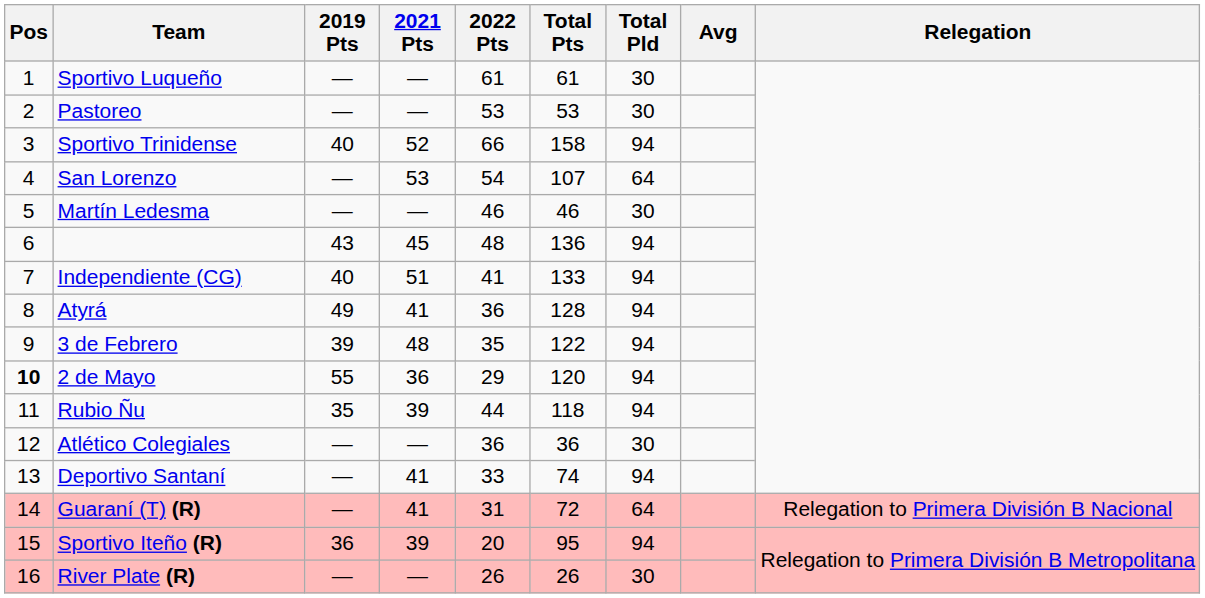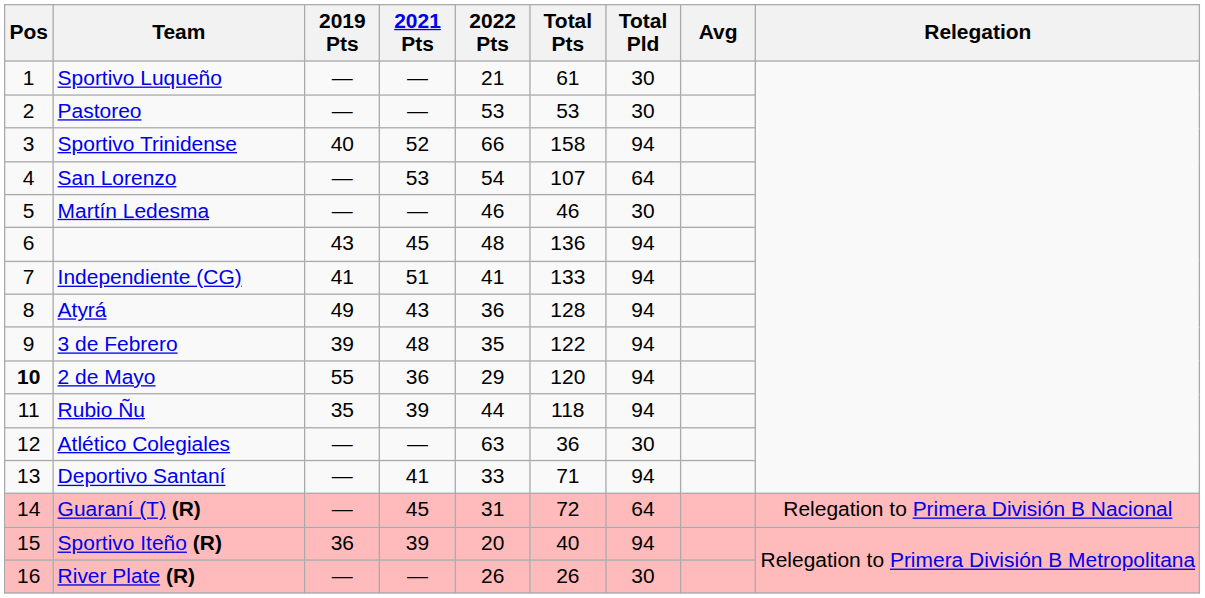(493, 77) 61 -> (493, 77) 21
(342, 277) 40 -> (342, 277) 41
(417, 310) 41 -> (417, 310) 43
(493, 443) 36 -> (493, 443) 63
(568, 476) 74 -> (568, 476) 71
(417, 510) 41 -> (417, 510) 45
(568, 543) 95 -> (568, 543) 40
